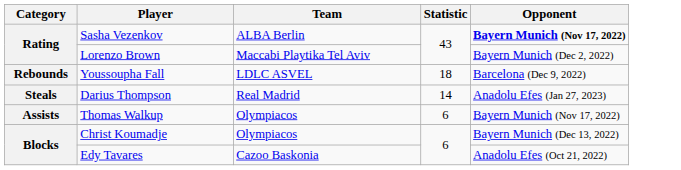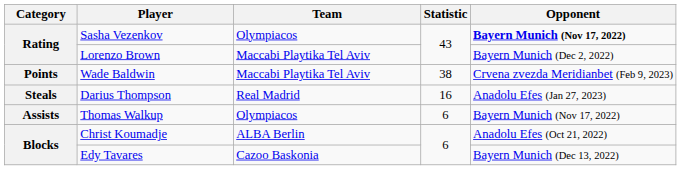(270, 34) ALBA Berlin -> (267, 34) Olympiacos
+ row: (118, 74)
- row: (122, 74)
(445, 94) 14 -> (445, 94) 16
(267, 134) Olympiacos -> (270, 134) ALBA Berlin
(546, 134) Bayern Munich (Dec 13, 2022) -> (540, 134) Anadolu Efes (Oct 21, 2022)
(540, 154) Anadolu Efes (Oct 21, 2022) -> (546, 154) Bayern Munich (Dec 13, 2022)
